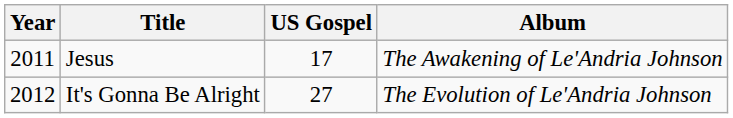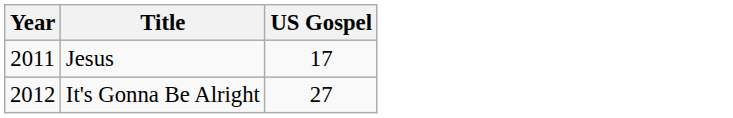- column: (553, 22)
